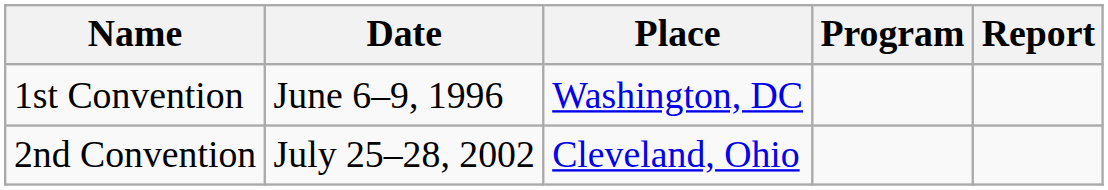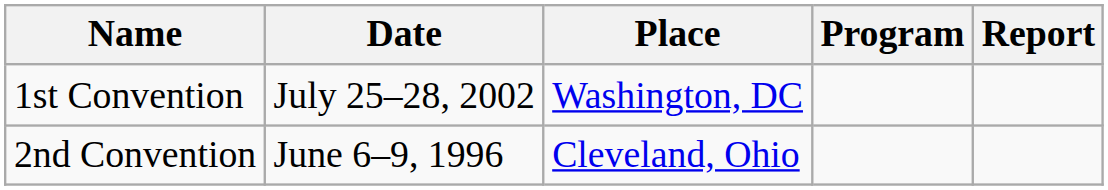(388, 94) June 6–9, 1996 -> (404, 94) July 25–28, 2002
(404, 154) July 25–28, 2002 -> (388, 154) June 6–9, 1996
